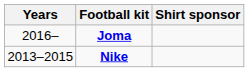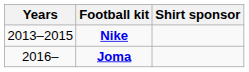rows swapped: (114, 56) <-> (114, 35)
